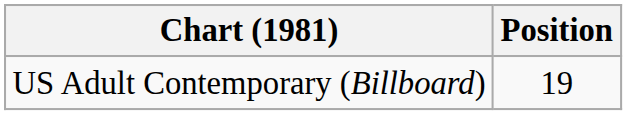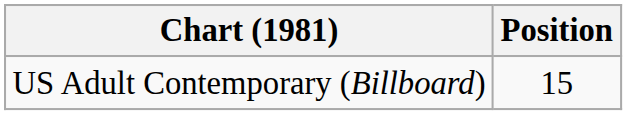(557, 82) 19 -> (557, 82) 15
